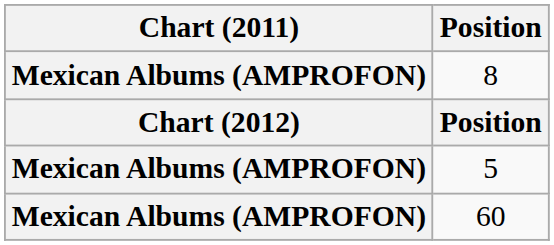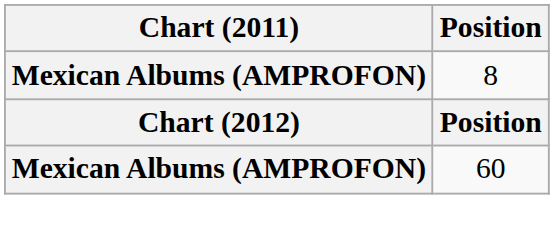- row: (491, 168)
